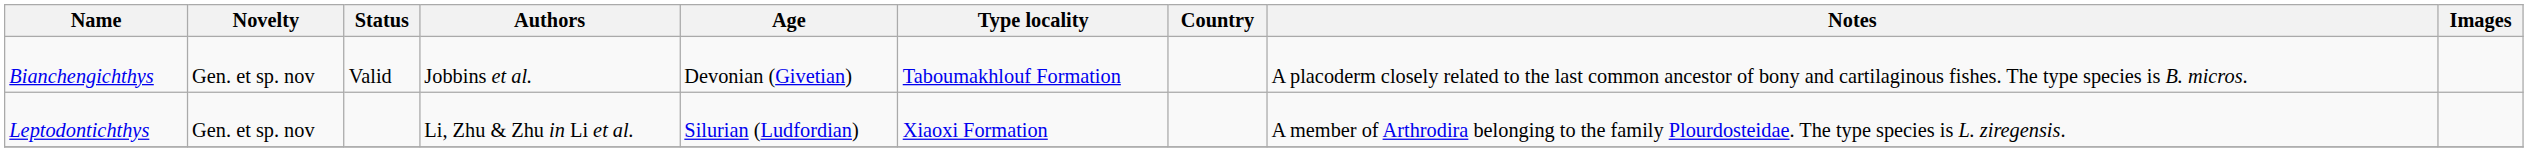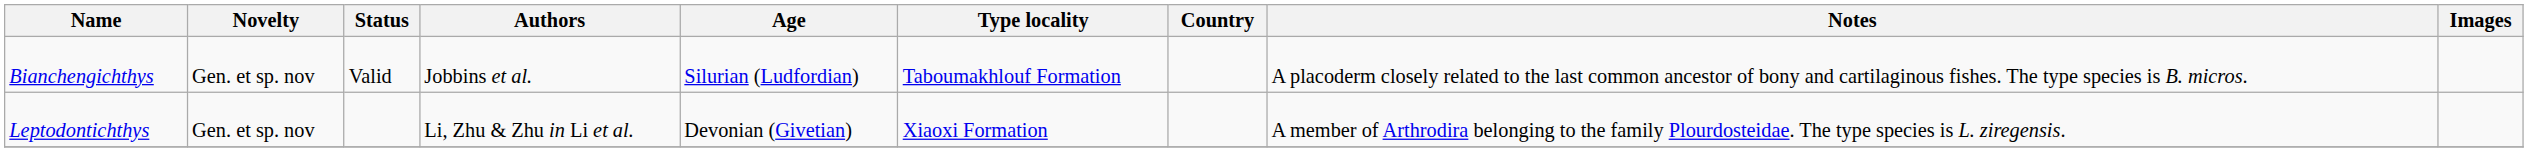(768, 75) Devonian (Givetian) -> (772, 75) Silurian (Ludfordian)
(772, 130) Silurian (Ludfordian) -> (768, 130) Devonian (Givetian)
